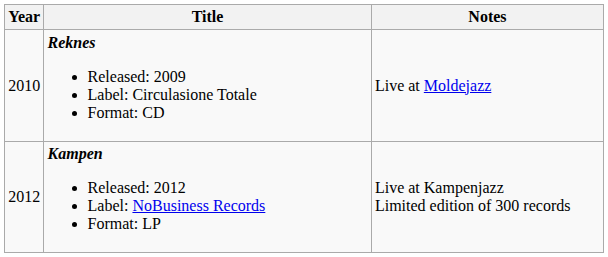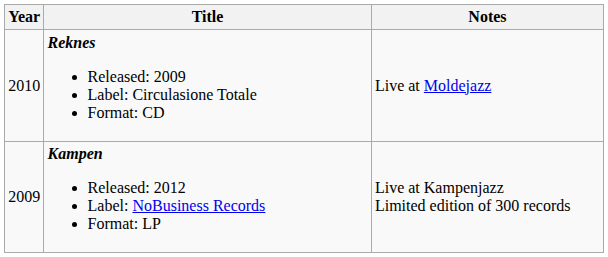(24, 196) 2012 -> (24, 196) 2009
